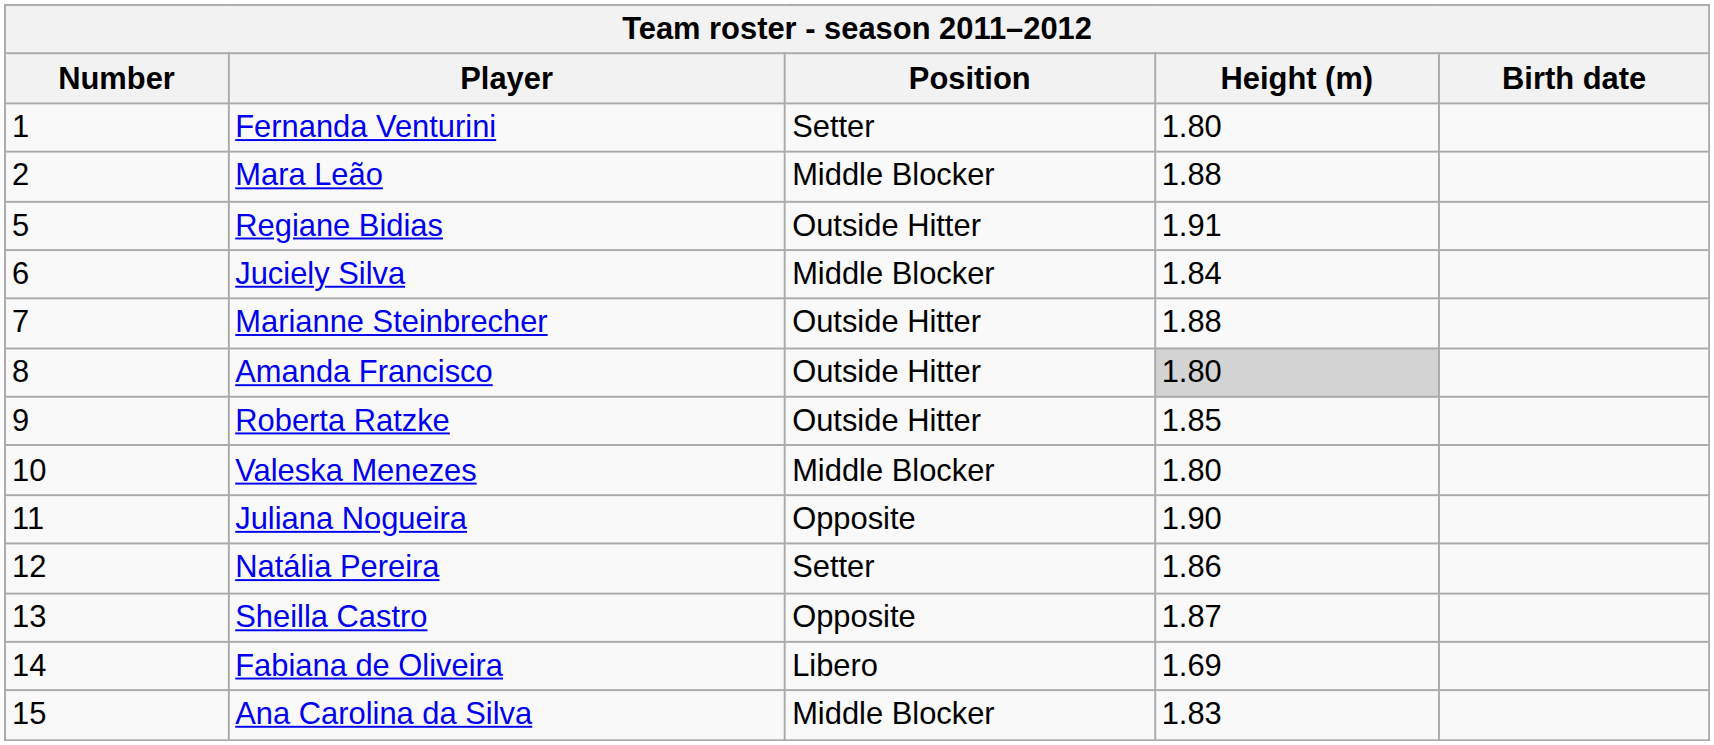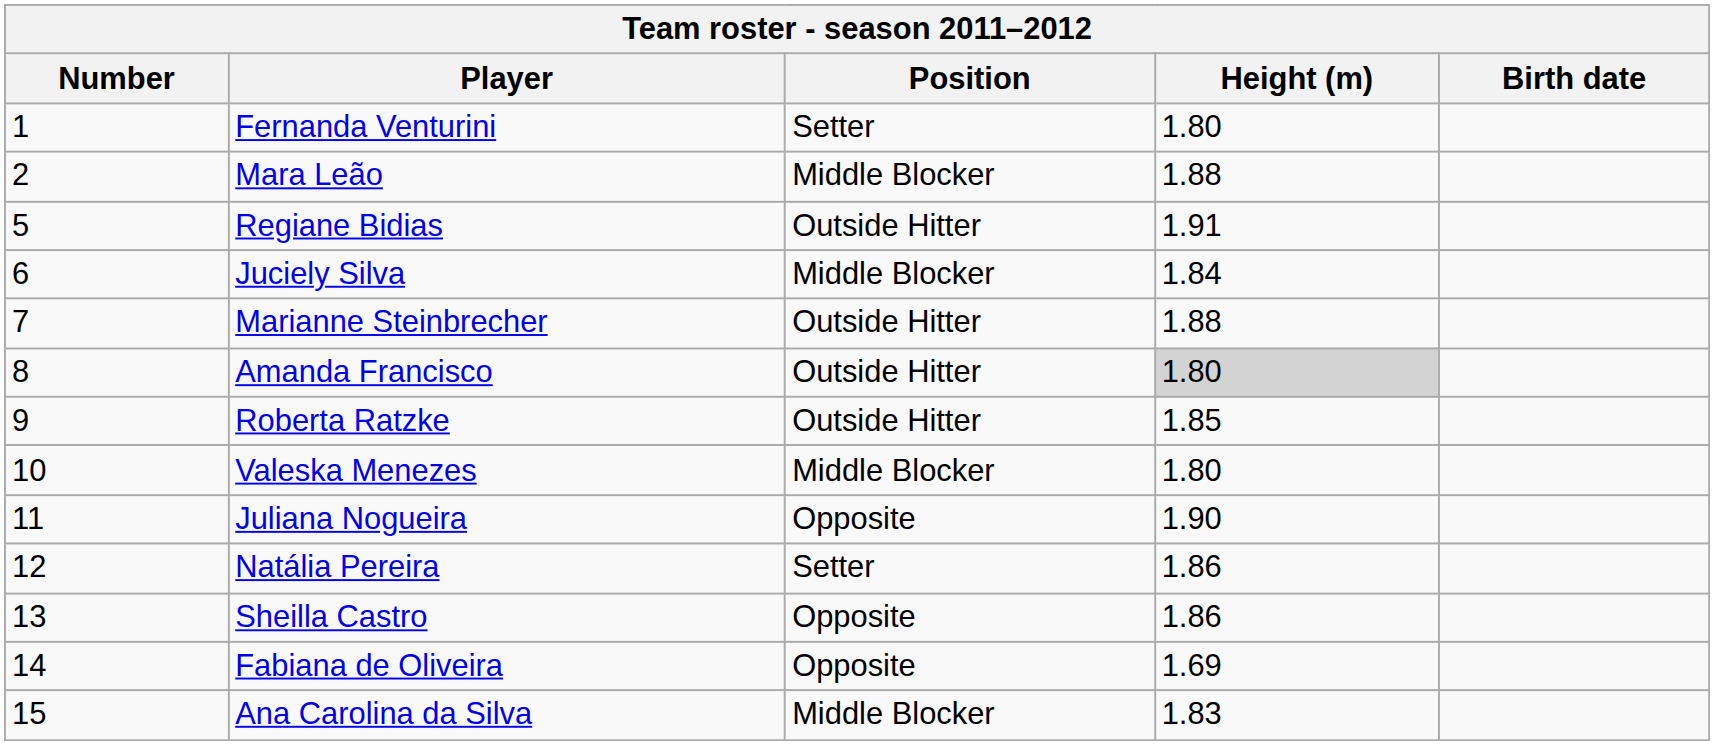(1192, 616) 1.87 -> (1192, 616) 1.86
(835, 665) Libero -> (854, 665) Opposite
